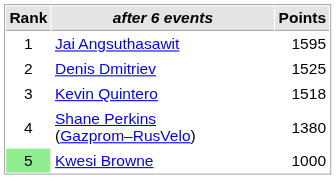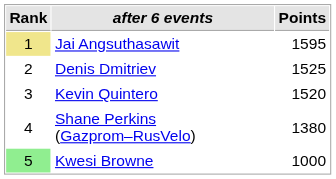(28, 44) no background -> (28, 44) khaki background
(309, 94) 1518 -> (309, 94) 1520
